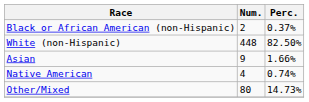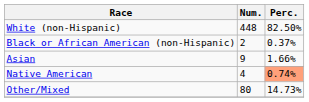rows swapped: (64, 43) <-> (121, 28)
(281, 74) no background -> (281, 74) lightsalmon background
